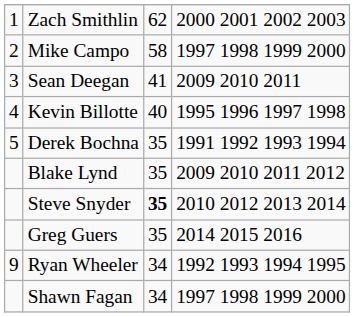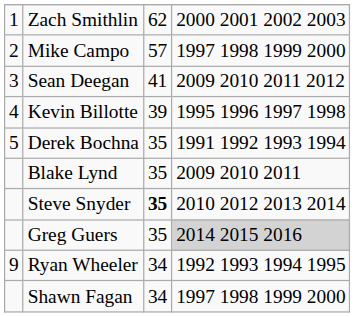(158, 50) 58 -> (158, 50) 57
(239, 81) 2009 2010 2011 -> (261, 81) 2009 2010 2011 2012
(158, 111) 40 -> (158, 111) 39
(261, 173) 2009 2010 2011 2012 -> (239, 173) 2009 2010 2011
(239, 234) no background -> (239, 234) lightgrey background
